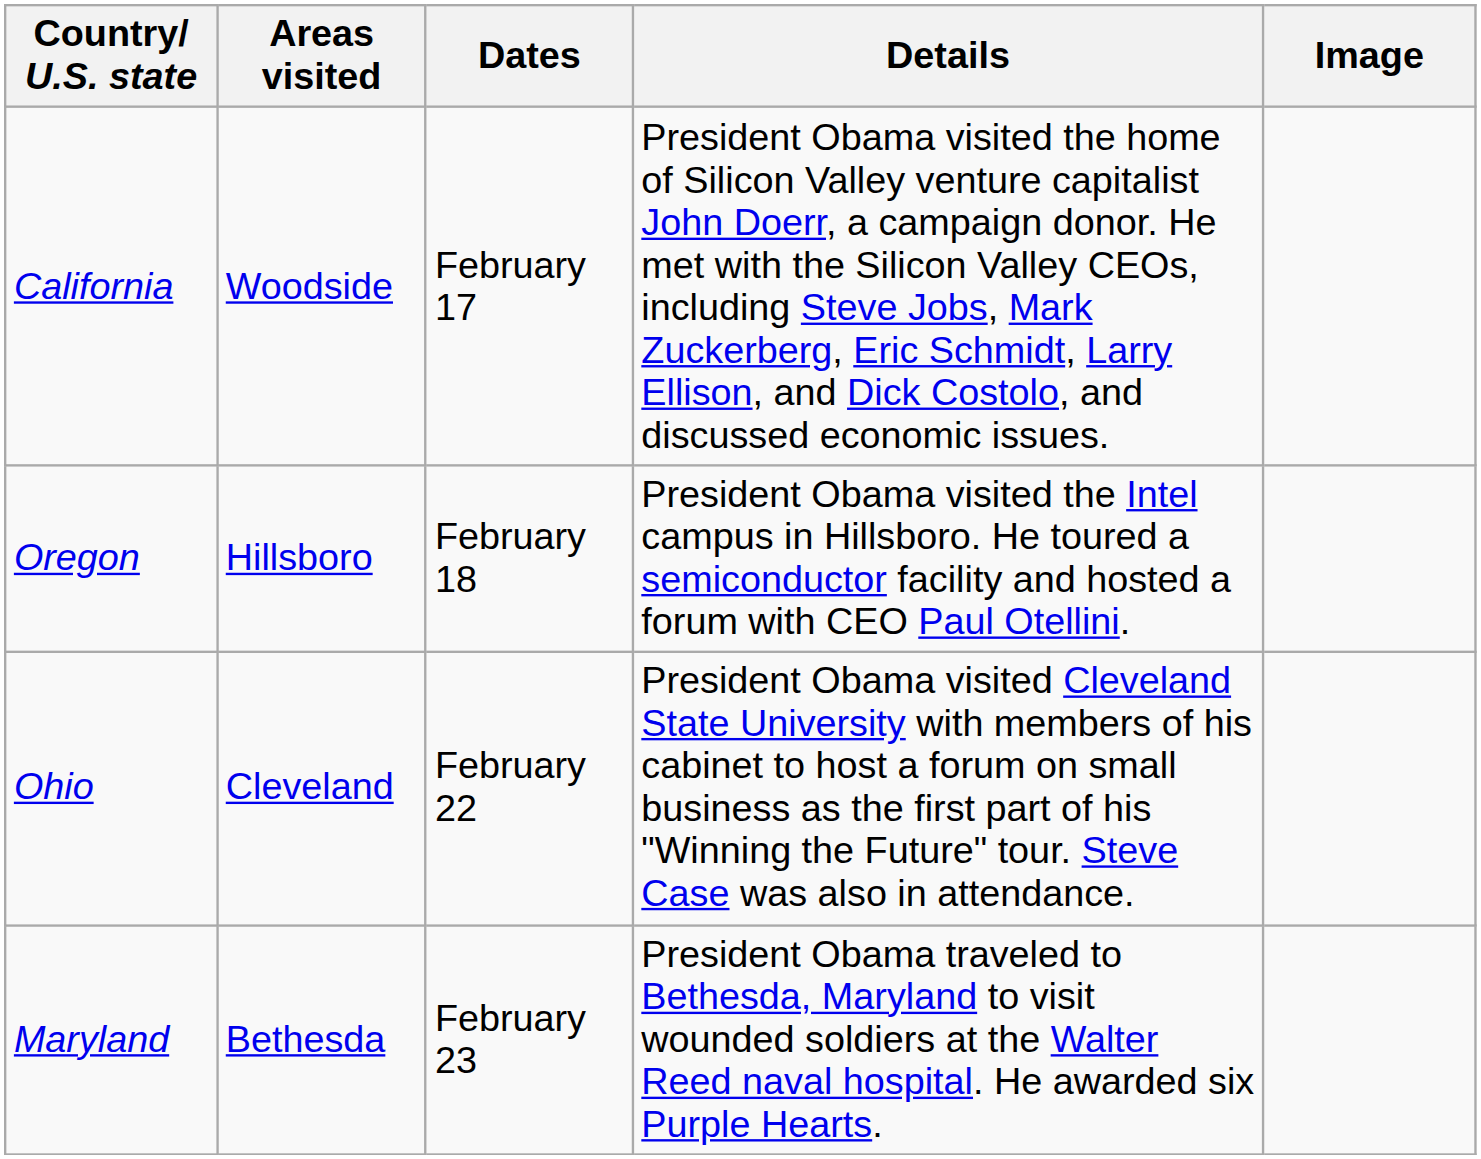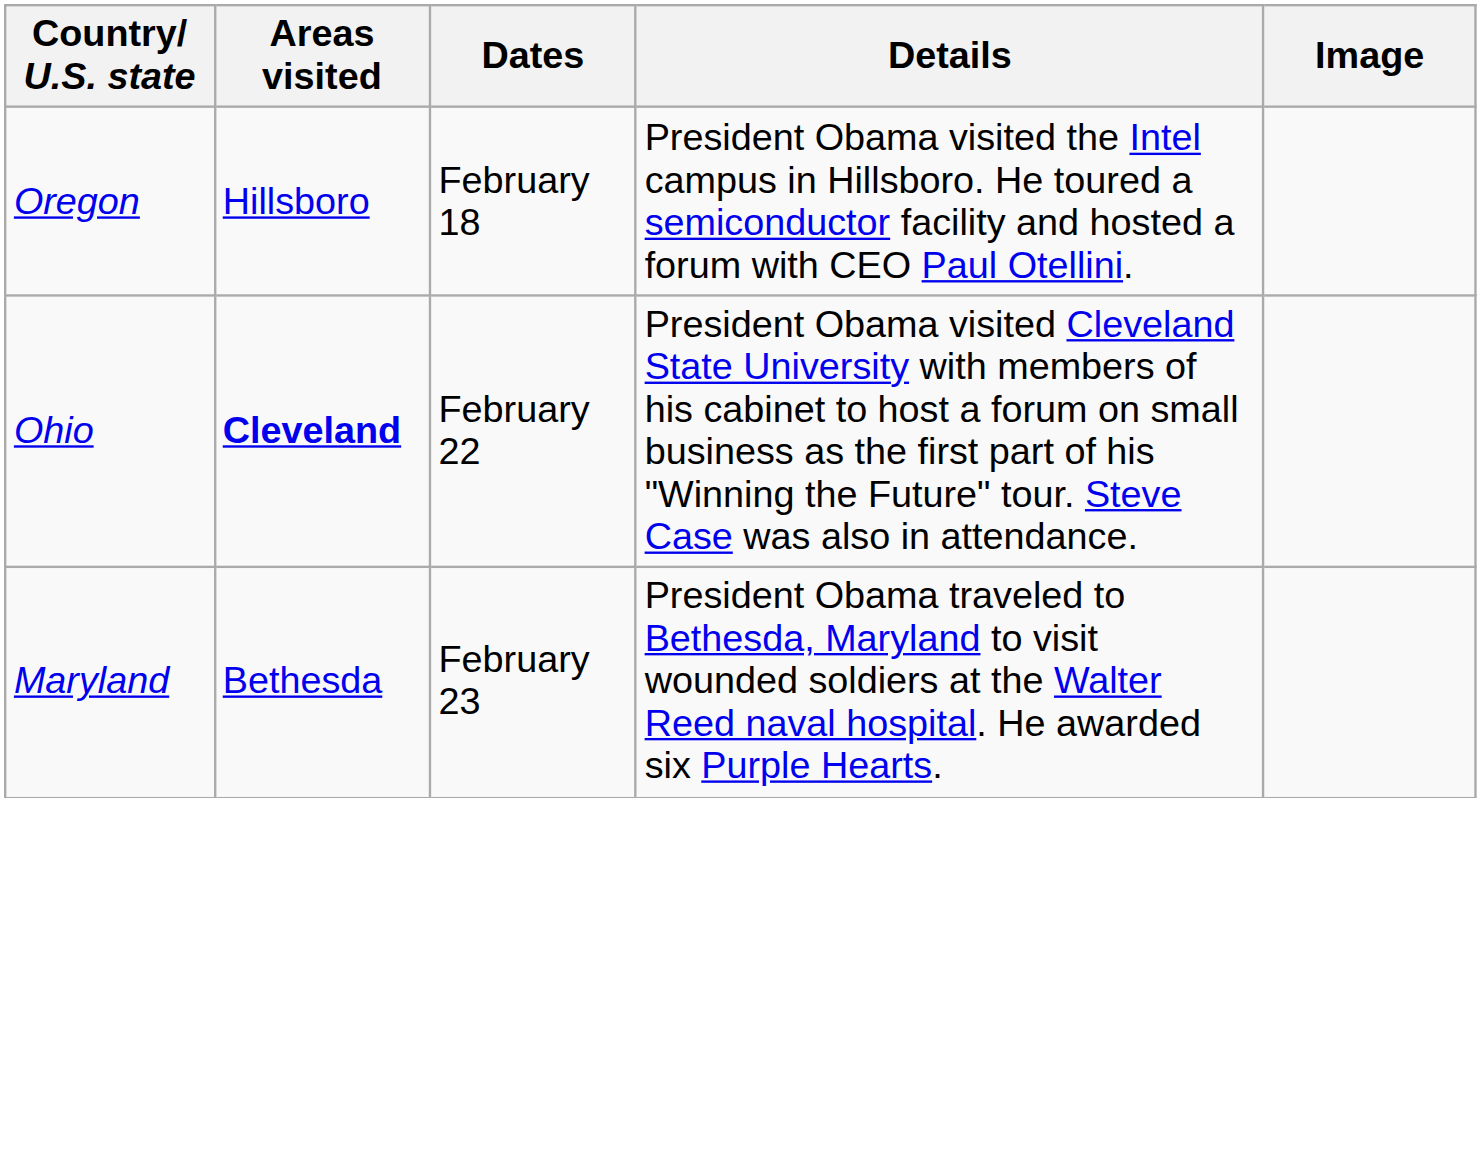- row: (94, 285)
(310, 787) normal -> (312, 430) bold
